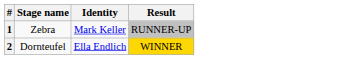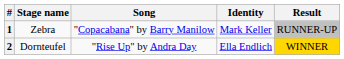+ column: (144, 12)
